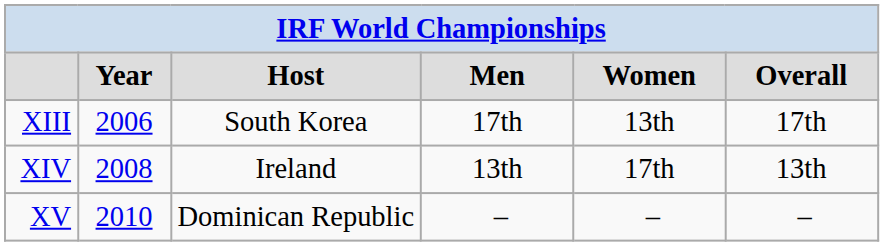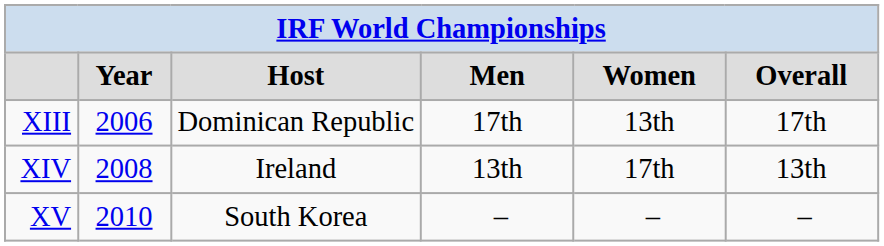(296, 122) South Korea -> (296, 122) Dominican Republic
(296, 216) Dominican Republic -> (296, 216) South Korea
